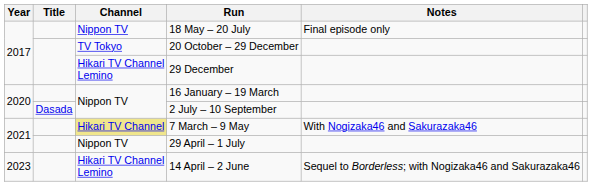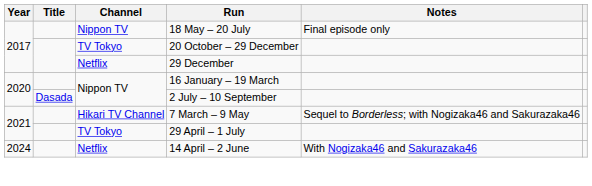(121, 70) Hikari TV Channel Lemino -> (92, 64) Netflix
(121, 127) khaki background -> (121, 115) no background
(390, 127) With Nogizaka46 and Sakurazaka46 -> (442, 115) Sequel to Borderless; with Nogizaka46 and Sakurazaka46
(103, 144) Nippon TV -> (100, 132) TV Tokyo
(19, 167) 2023 -> (19, 149) 2024
(121, 167) Hikari TV Channel Lemino -> (92, 149) Netflix
(442, 167) Sequel to Borderless; with Nogizaka46 and Sakurazaka46 -> (390, 149) With Nogizaka46 and Sakurazaka46
